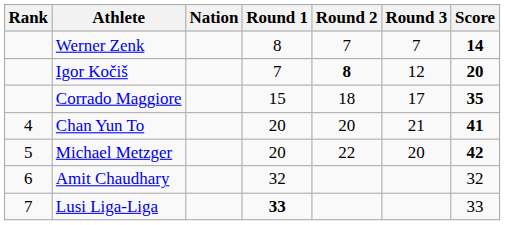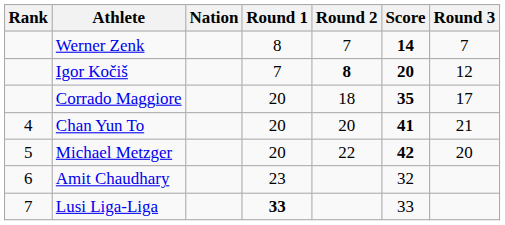columns swapped: (416, 17) <-> (475, 17)
(277, 98) 15 -> (277, 98) 20
(277, 179) 32 -> (277, 179) 23
